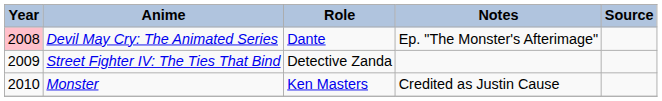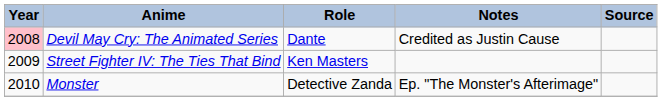(498, 38) Ep. "The Monster's Afterimage" -> (479, 38) Credited as Justin Cause
(340, 61) Detective Zanda -> (328, 61) Ken Masters
(328, 84) Ken Masters -> (340, 84) Detective Zanda
(479, 84) Credited as Justin Cause -> (498, 84) Ep. "The Monster's Afterimage"
